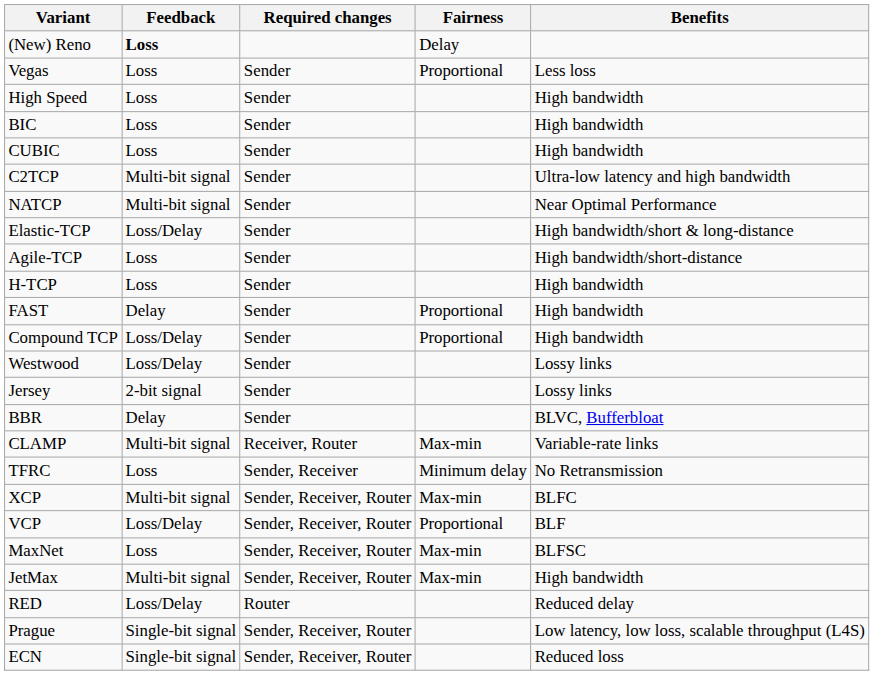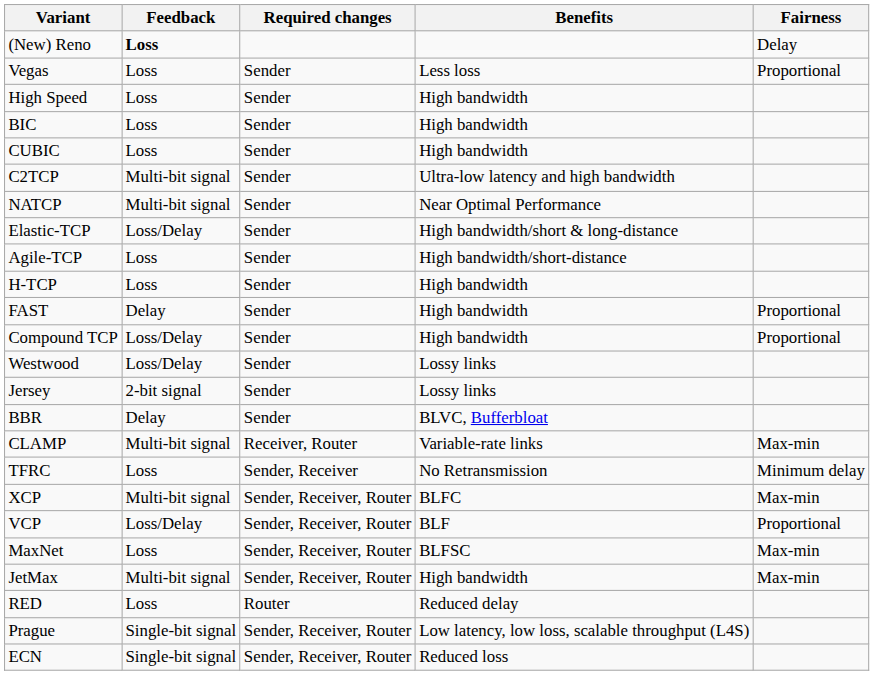columns swapped: (700, 17) <-> (473, 17)
(164, 603) Loss/Delay -> (141, 603) Loss
